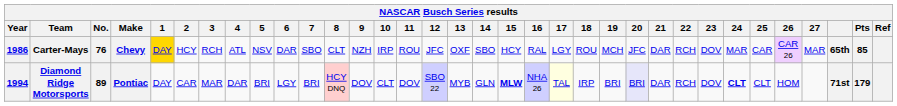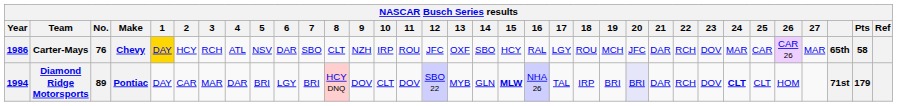(862, 50) 85 -> (862, 50) 58
(561, 82) lightyellow background -> (561, 82) no background
